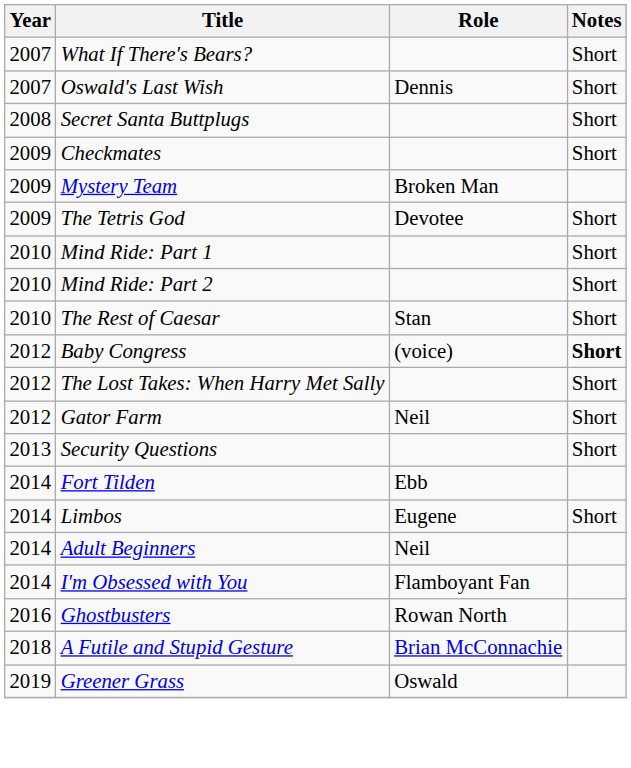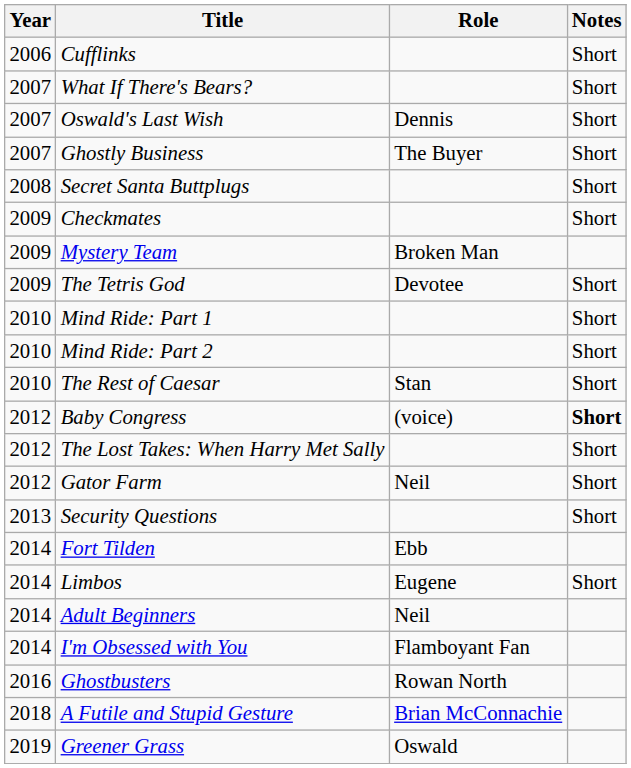+ row: (98, 53)
+ row: (132, 152)
